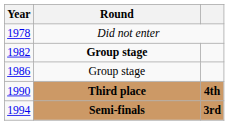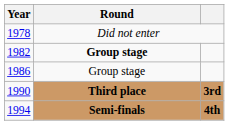(212, 91) 4th -> (212, 91) 3rd
(212, 110) 3rd -> (212, 110) 4th
